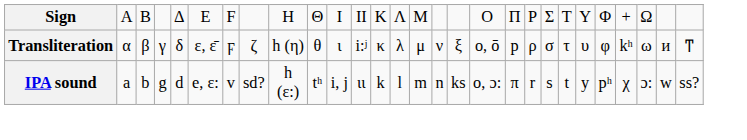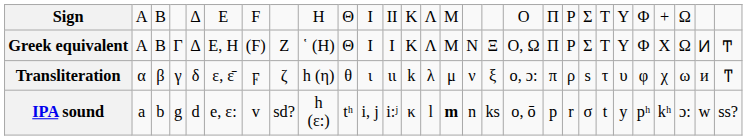+ row: (68, 45)
(361, 45) i:ʲ -> (392, 75) ιι
(381, 45) κ -> (411, 75) k
(487, 45) ο, ō -> (524, 75) o, ɔ:
(515, 45) p -> (553, 75) π
(549, 45) σ -> (588, 75) s
(626, 45) kʰ -> (664, 75) χ
(361, 82) ιι -> (392, 112) i:ʲ
(381, 82) k -> (411, 112) κ
(421, 82) normal -> (451, 112) bold
(487, 82) o, ɔ: -> (524, 112) ο, ō
(515, 82) π -> (553, 112) p
(549, 82) s -> (588, 112) σ
(626, 82) χ -> (664, 112) kʰ
